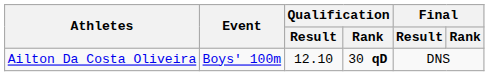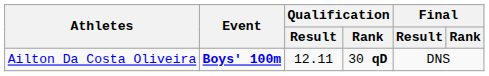(242, 59) normal -> (242, 59) bold
(314, 59) 12.10 -> (314, 59) 12.11
